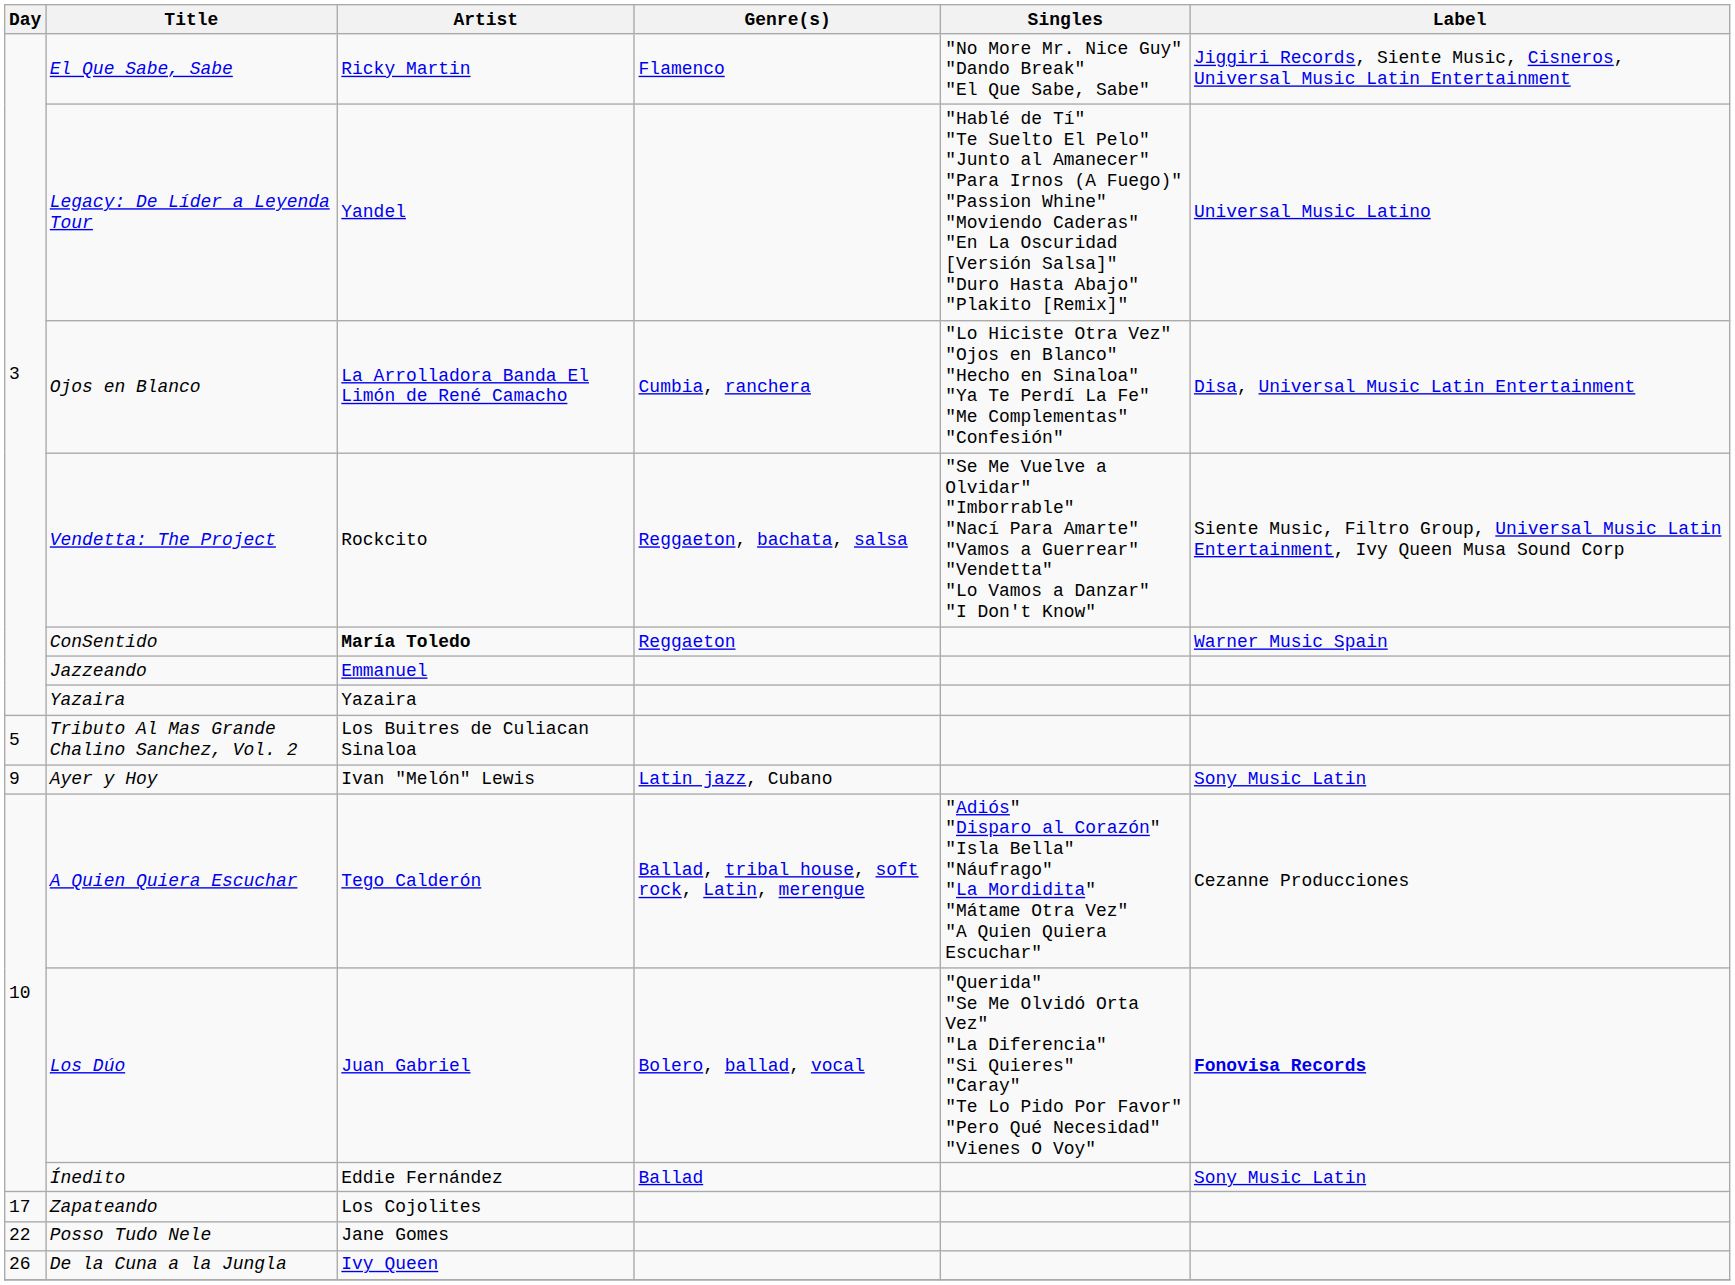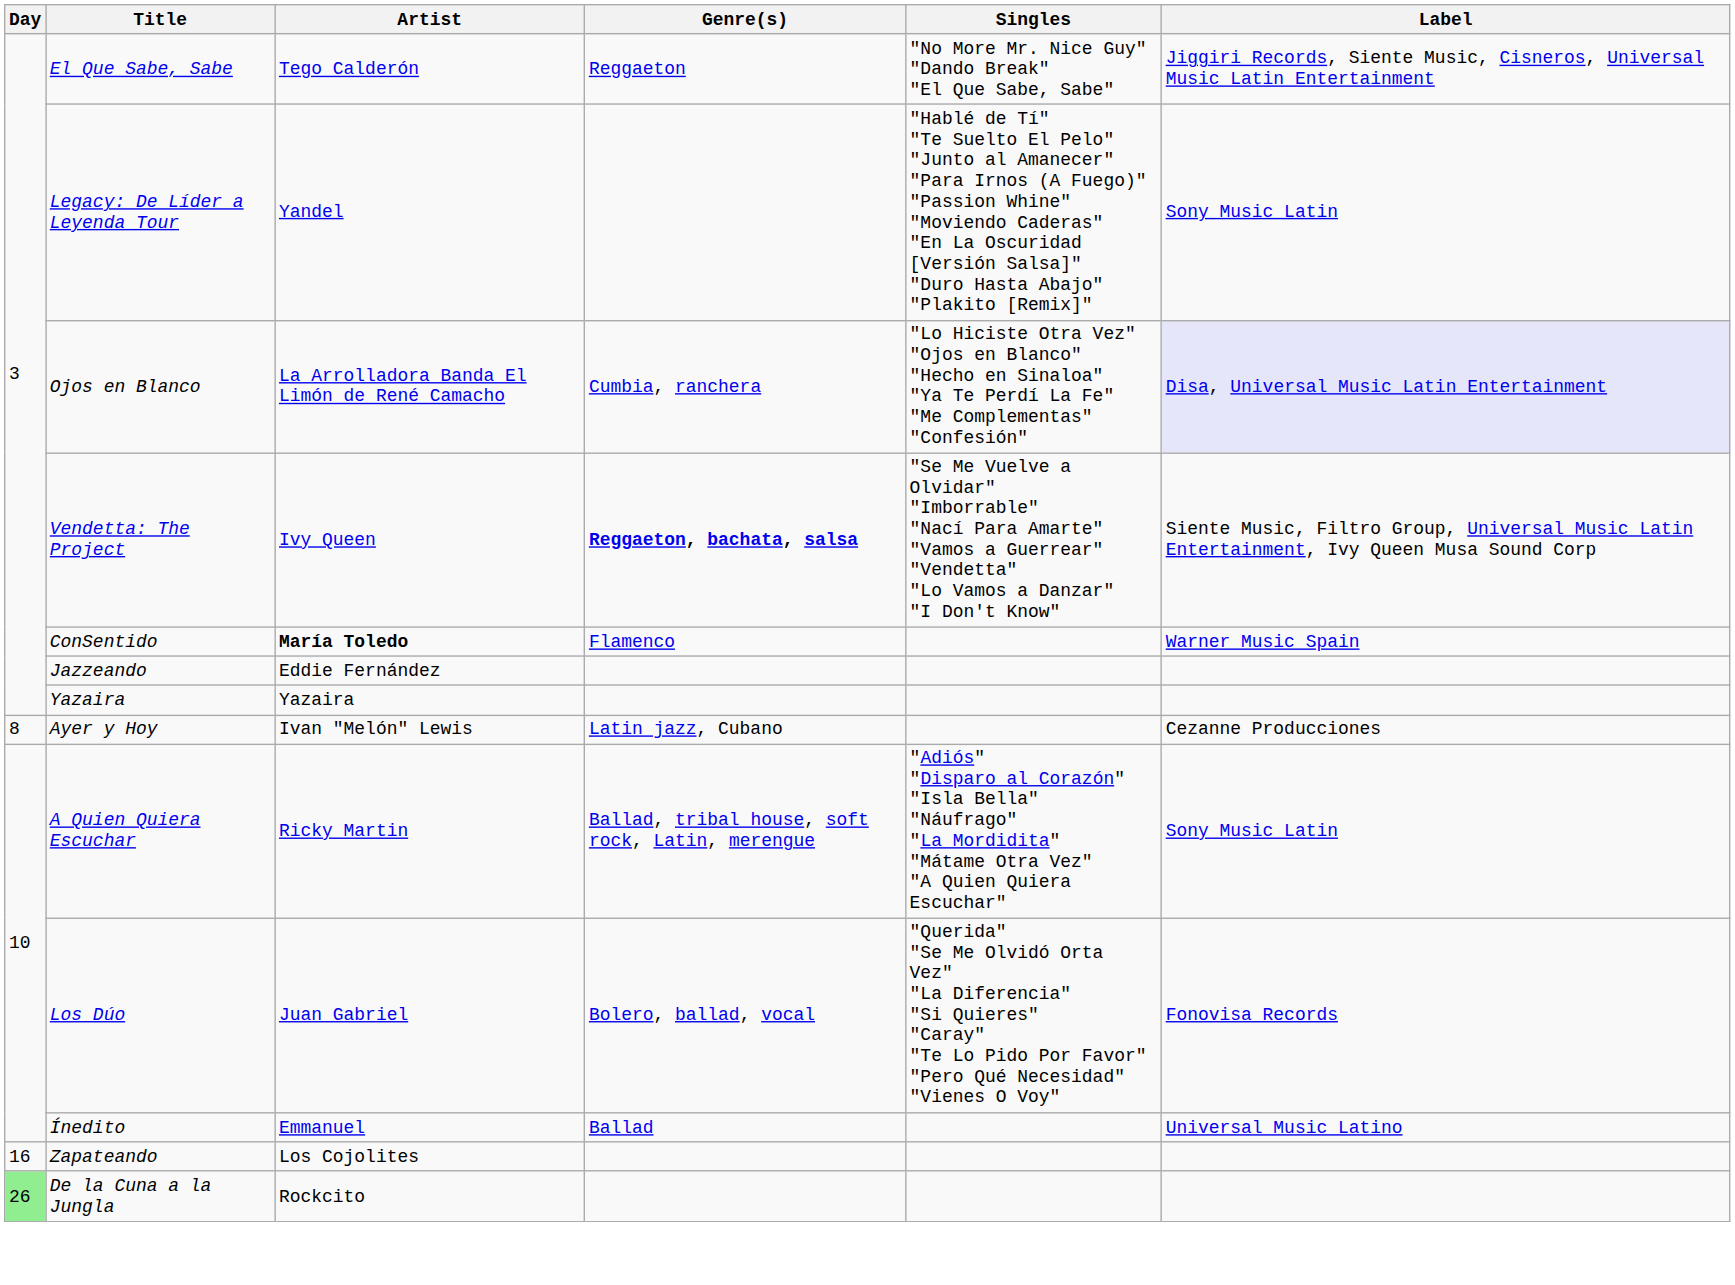(406, 69) Ricky Martin -> (349, 69) Tego Calderón
(682, 69) Flamenco -> (637, 69) Reggaeton
(1312, 212) Universal Music Latino -> (1252, 212) Sony Music Latin
(1415, 386) no background -> (1386, 386) lavender background
(384, 540) Rockcito -> (327, 540) Ivy Queen
(773, 540) normal -> (723, 540) bold
(687, 642) Reggaeton -> (632, 642) Flamenco
(384, 671) Emmanuel -> (360, 671) Eddie Fernández
- row: (174, 740)
(14, 779) 9 -> (14, 729) 8
(1280, 779) Sony Music Latin -> (1273, 729) Cezanne Producciones
(411, 881) Tego Calderón -> (344, 831) Ricky Martin
(1302, 881) Cezanne Producciones -> (1252, 831) Sony Music Latin
(1280, 1065) bold -> (1252, 1015) normal
(422, 1177) Eddie Fernández -> (322, 1128) Emmanuel
(1280, 1177) Sony Music Latin -> (1284, 1128) Universal Music Latino
(20, 1207) 17 -> (20, 1157) 16
- row: (131, 1236)
(20, 1265) no background -> (20, 1196) lightgreen background
(390, 1265) Ivy Queen -> (322, 1196) Rockcito
